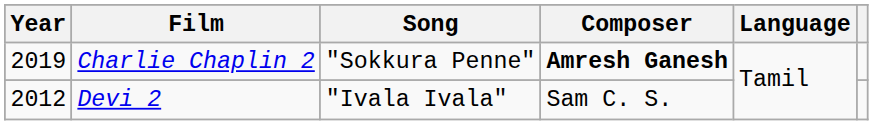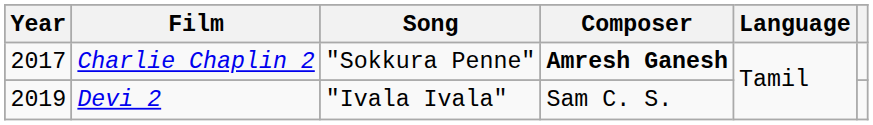(38, 62) 2019 -> (38, 62) 2017
(38, 100) 2012 -> (38, 100) 2019
